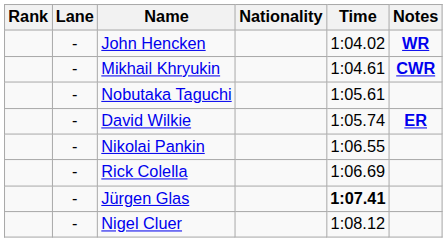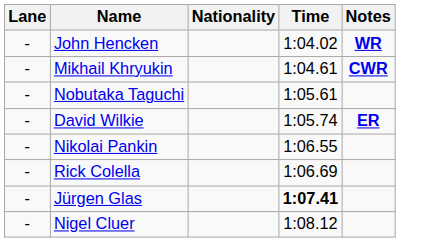- column: (28, 17)
